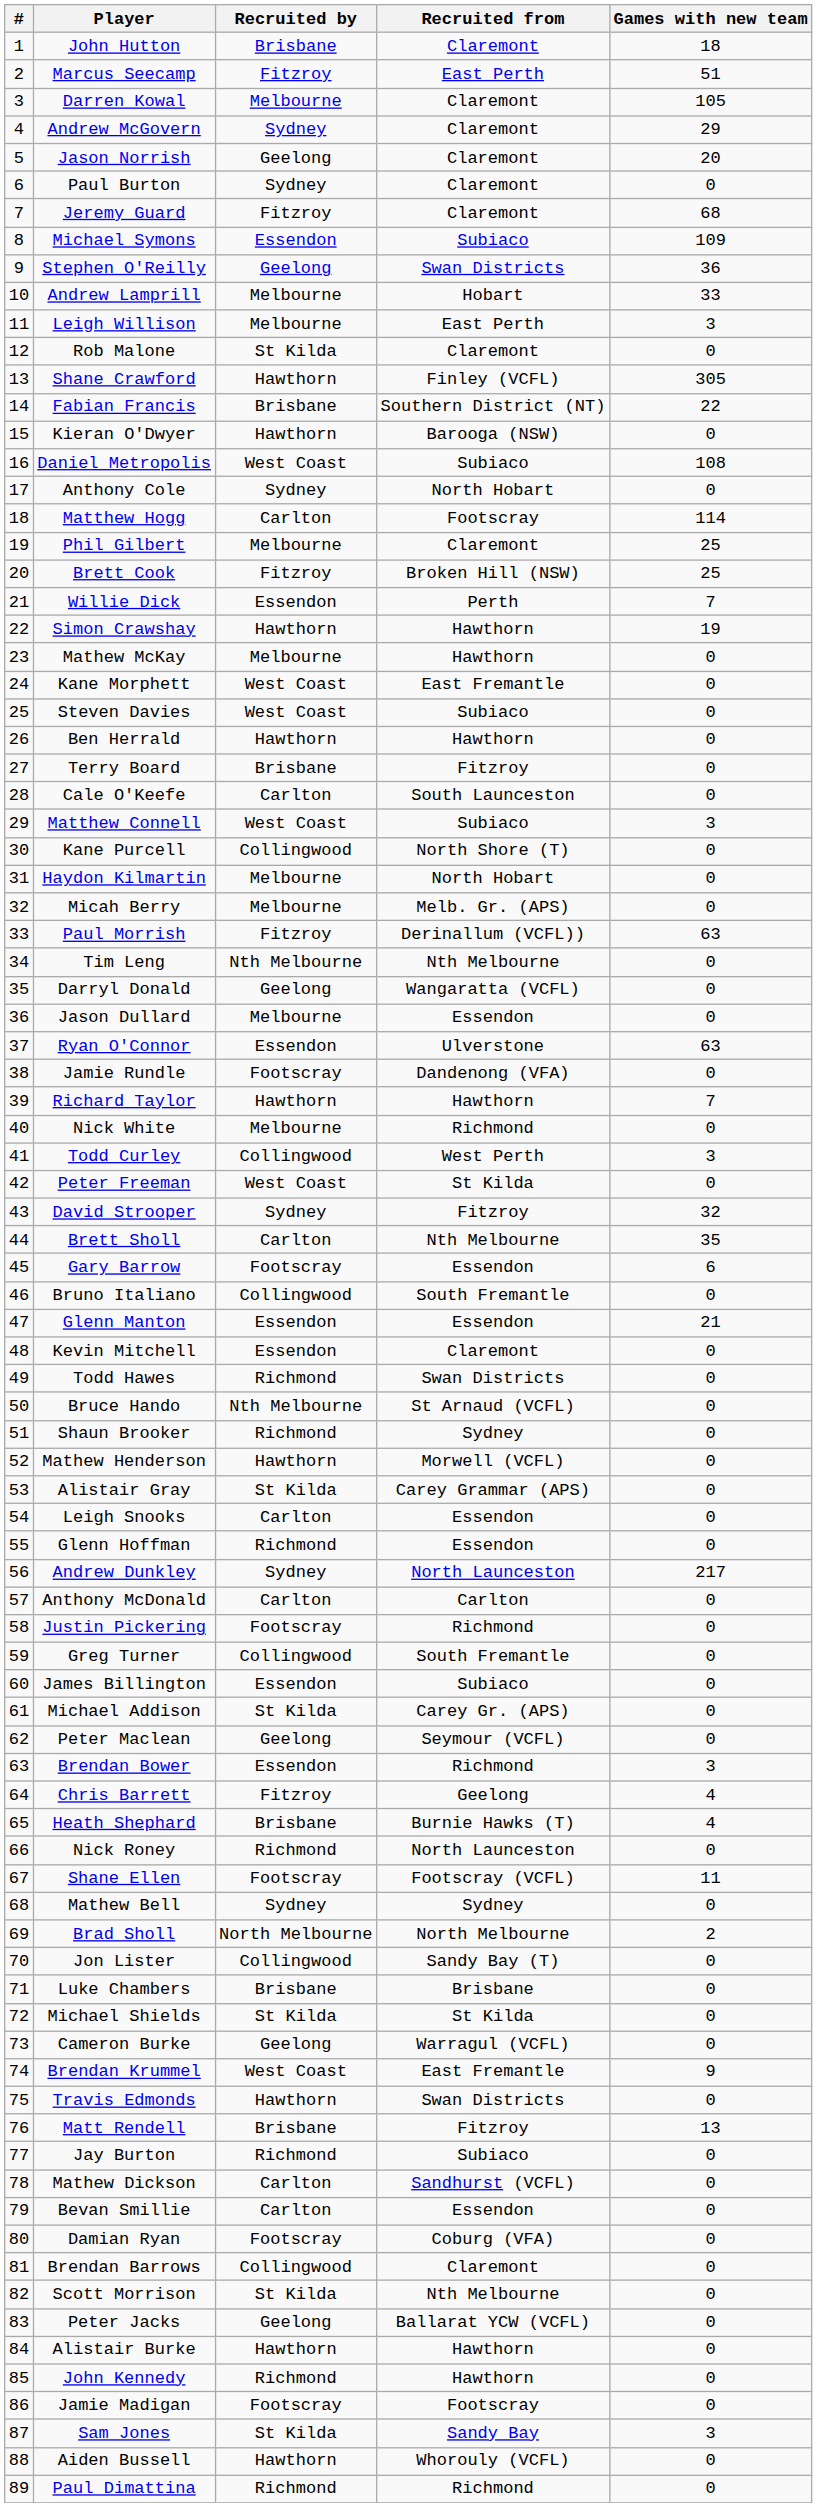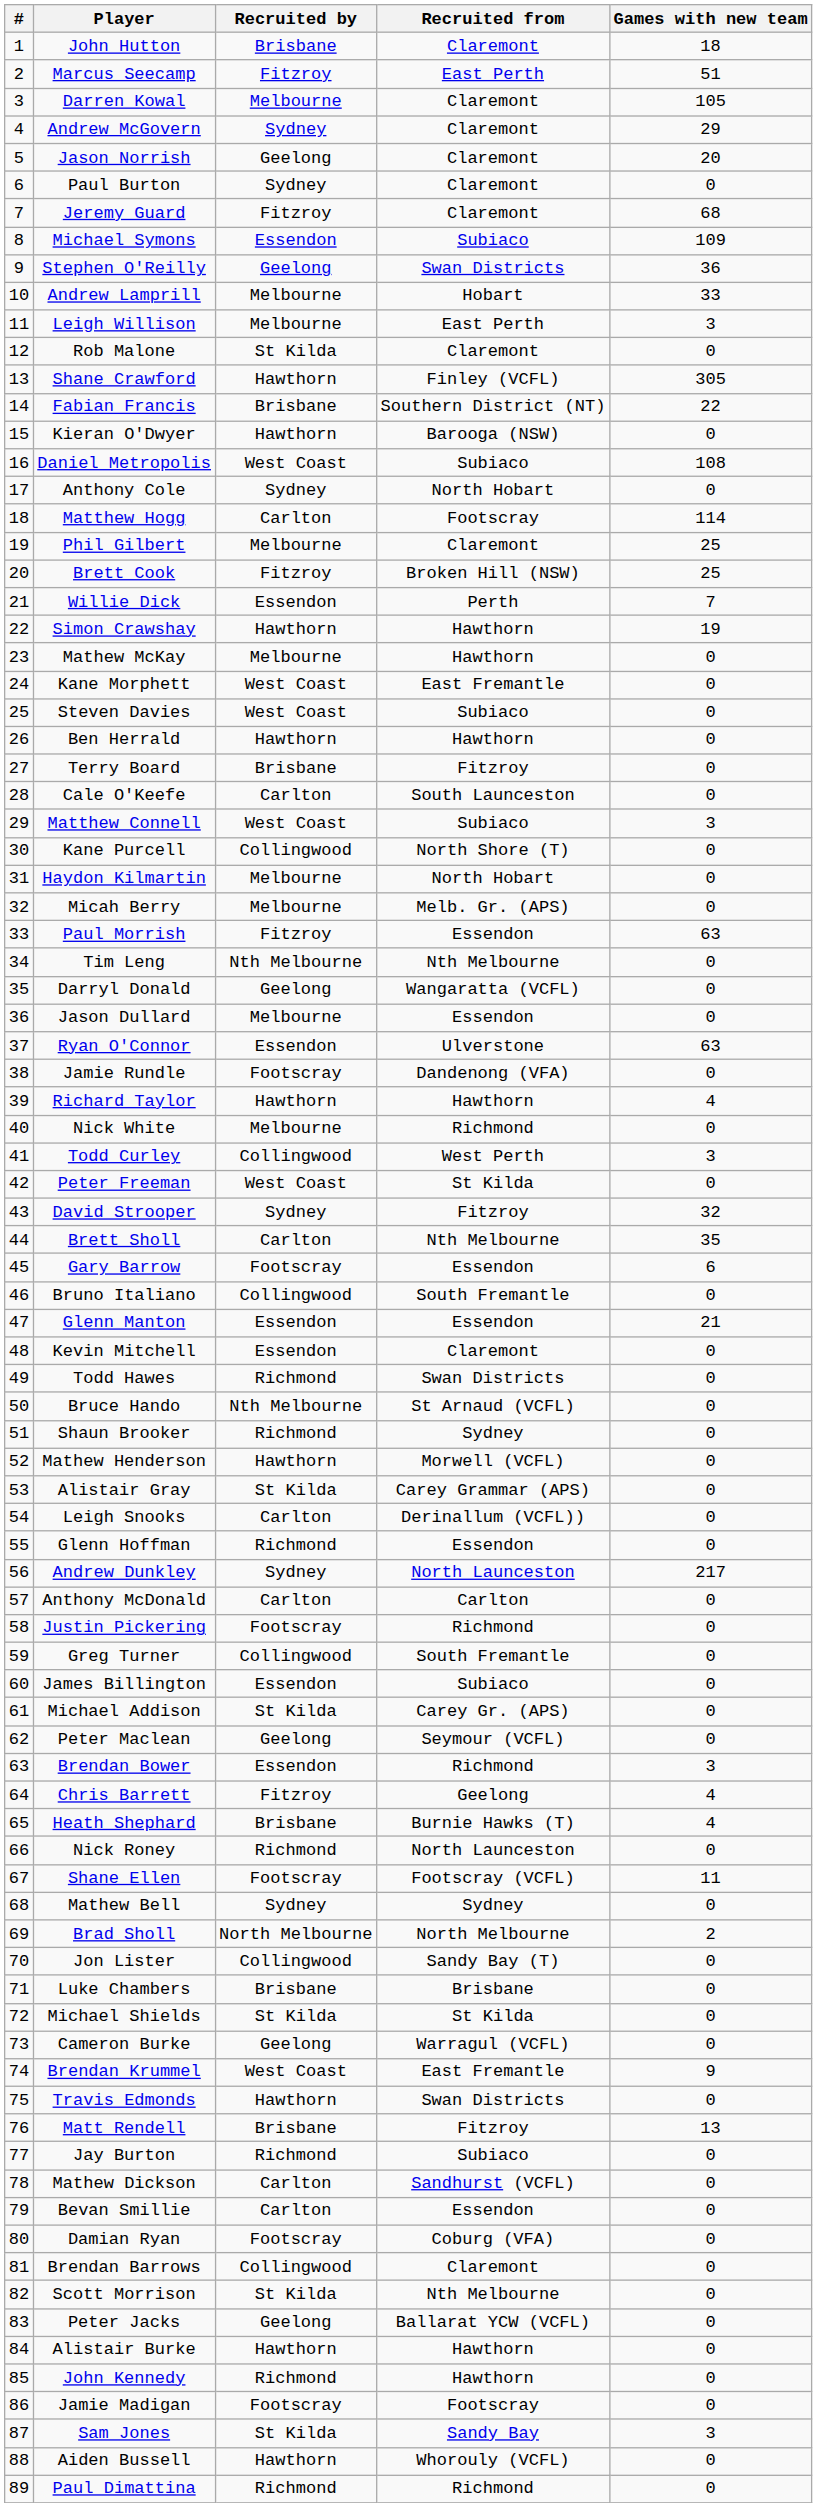(493, 934) Derinallum (VCFL)) -> (493, 934) Essendon
(711, 1101) 7 -> (711, 1101) 4
(493, 1517) Essendon -> (493, 1517) Derinallum (VCFL))
